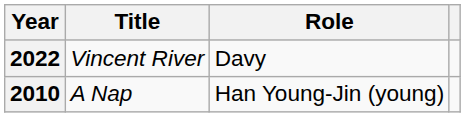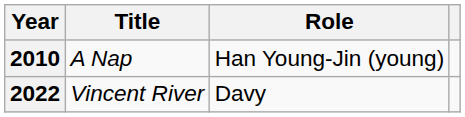rows swapped: (35, 93) <-> (35, 58)
